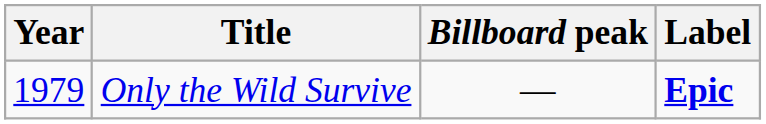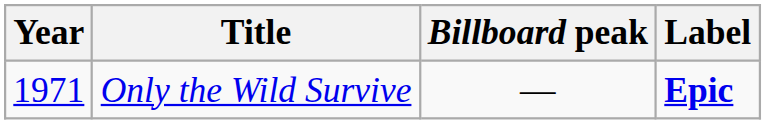(49, 88) 1979 -> (49, 88) 1971
